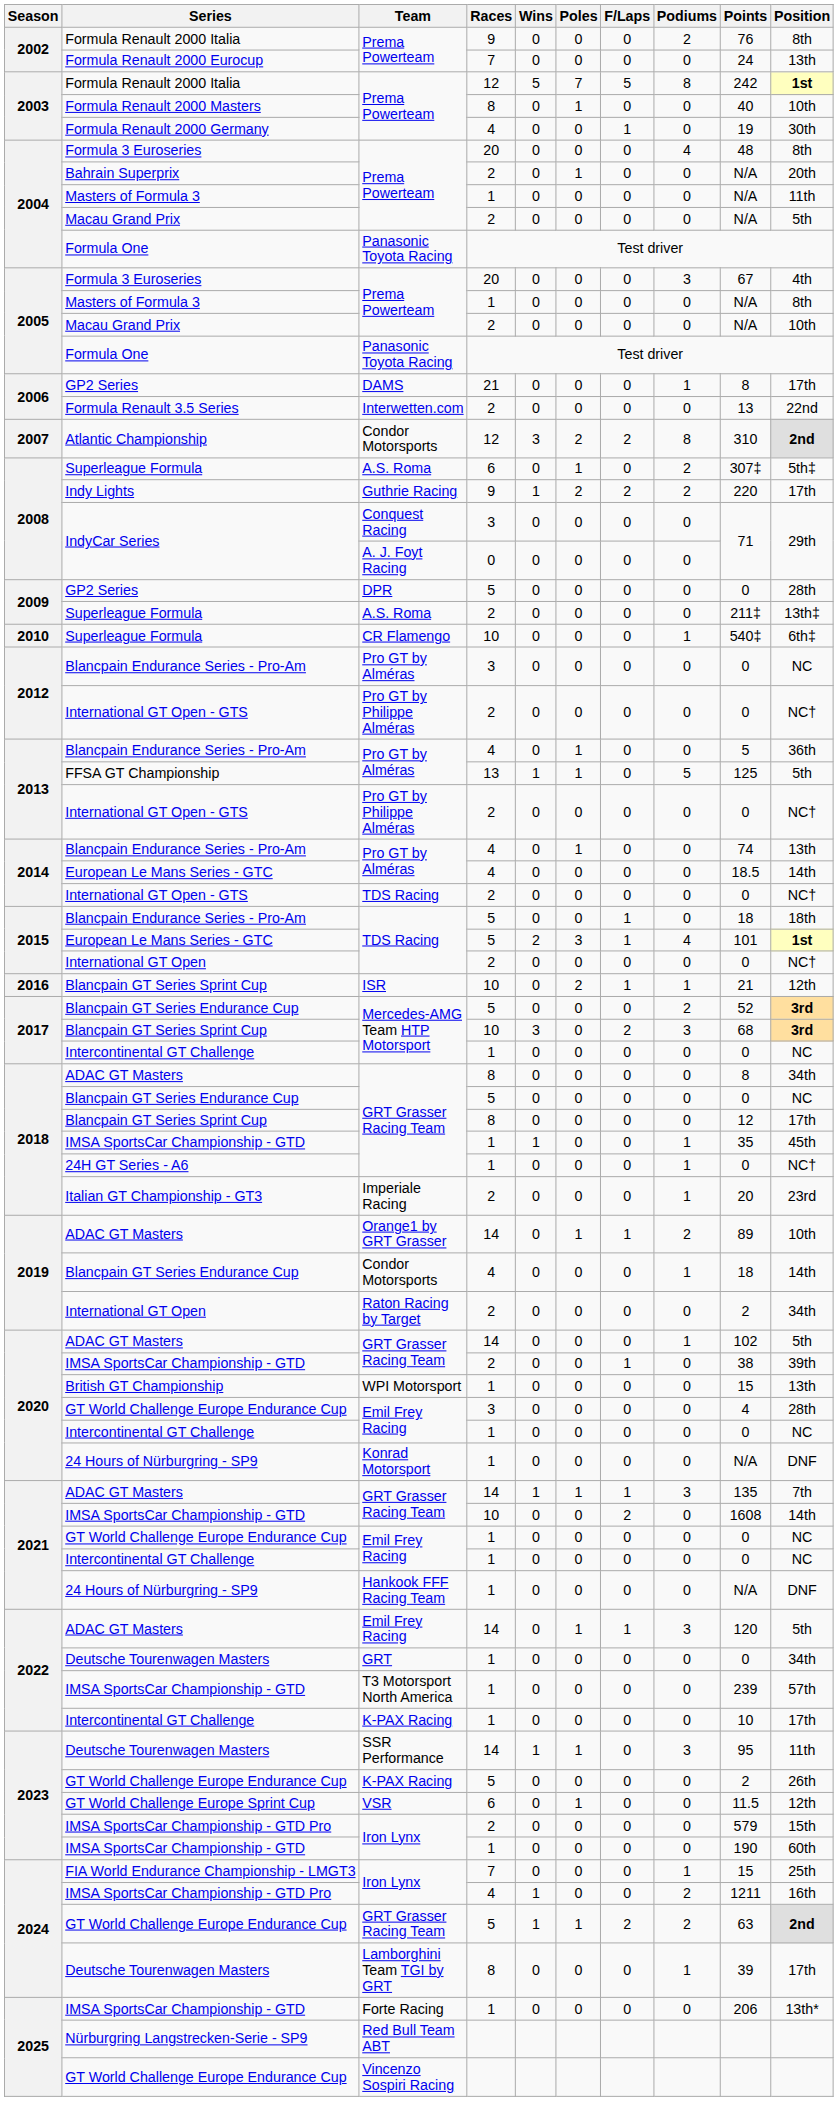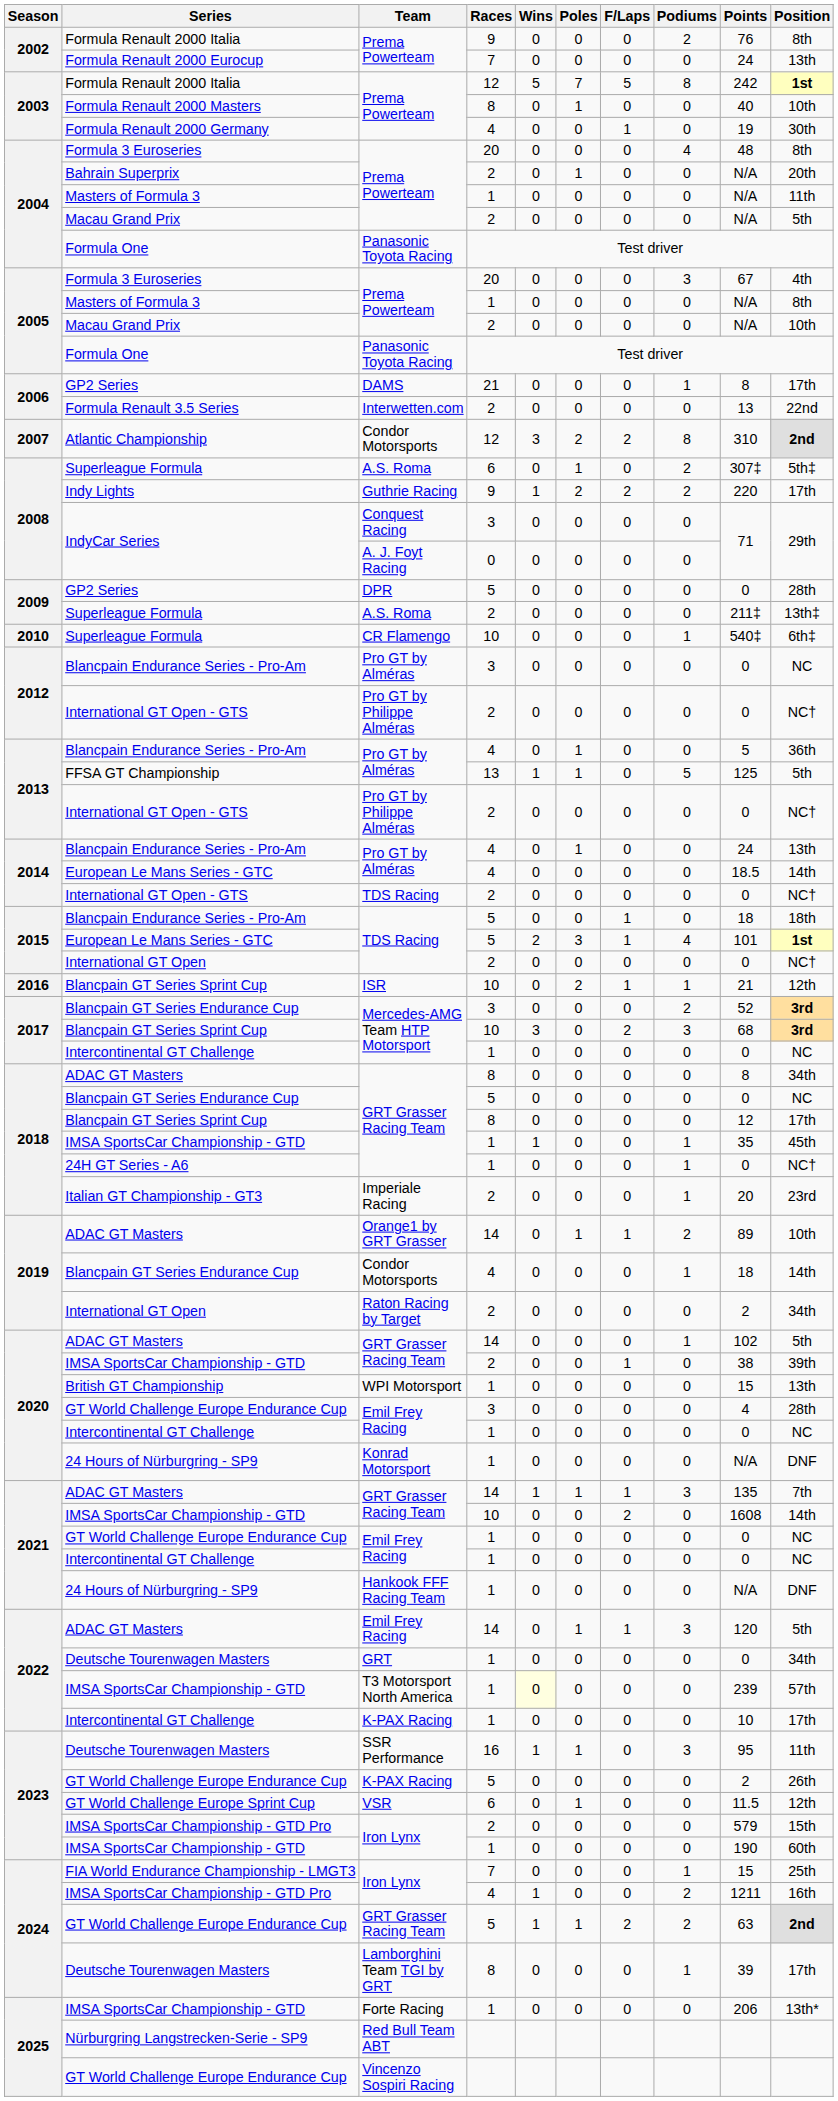(745, 850) 74 -> (745, 850) 24
(491, 1008) 5 -> (491, 1008) 3
(536, 1690) no background -> (536, 1690) lightyellow background
(491, 1751) 14 -> (491, 1751) 16
